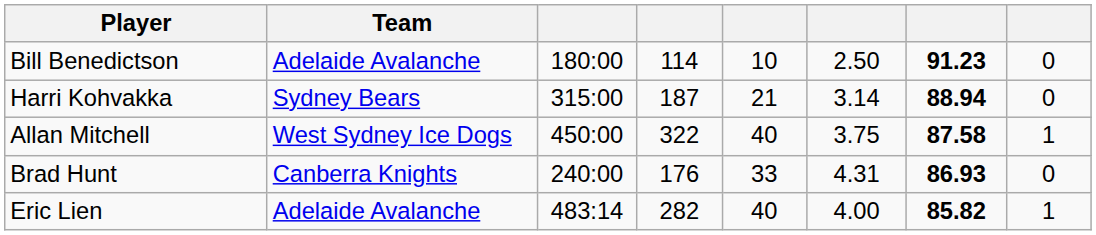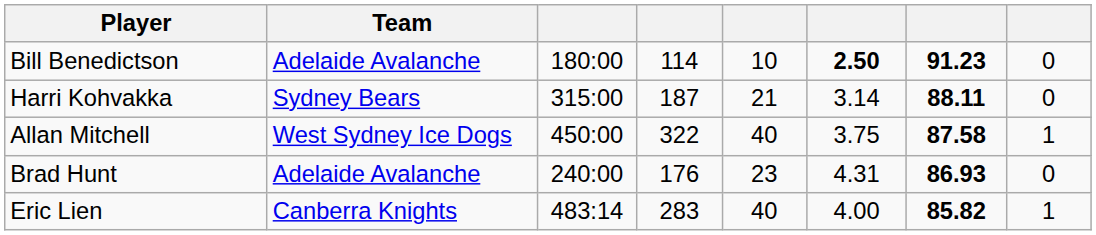(857, 60) normal -> (857, 60) bold
(956, 98) 88.94 -> (956, 98) 88.11
(365, 173) Canberra Knights -> (377, 173) Adelaide Avalanche
(764, 173) 33 -> (764, 173) 23
(377, 211) Adelaide Avalanche -> (365, 211) Canberra Knights
(679, 211) 282 -> (679, 211) 283
